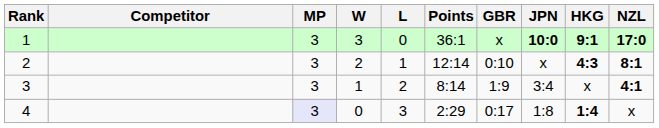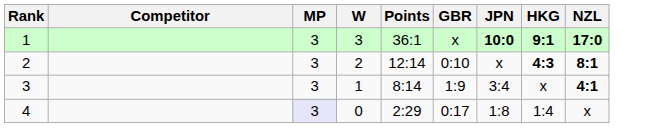- column: (403, 16)
(587, 110) bold -> (543, 110) normal
